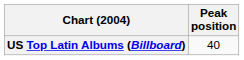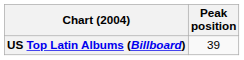(214, 45) 40 -> (214, 45) 39
